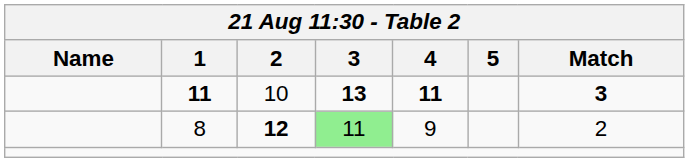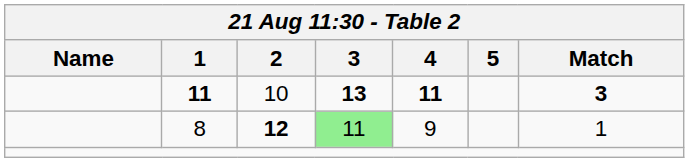(601, 128) 2 -> (601, 128) 1
